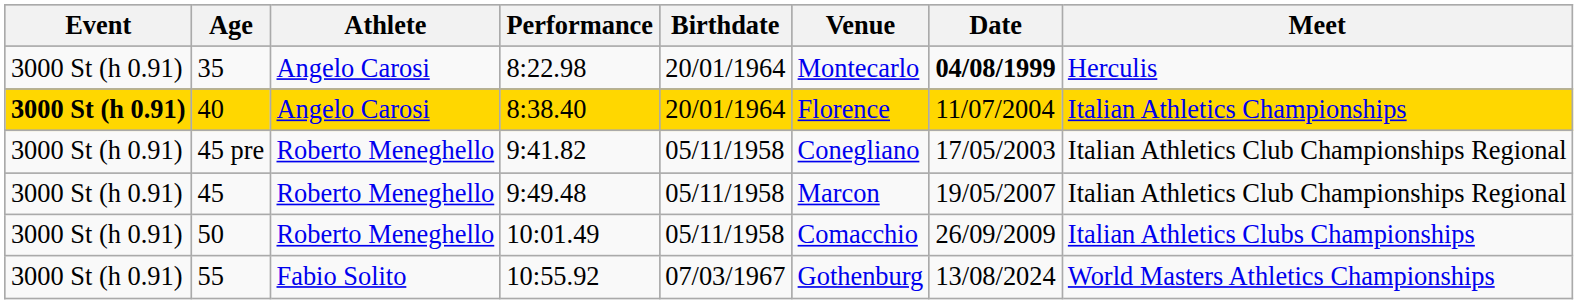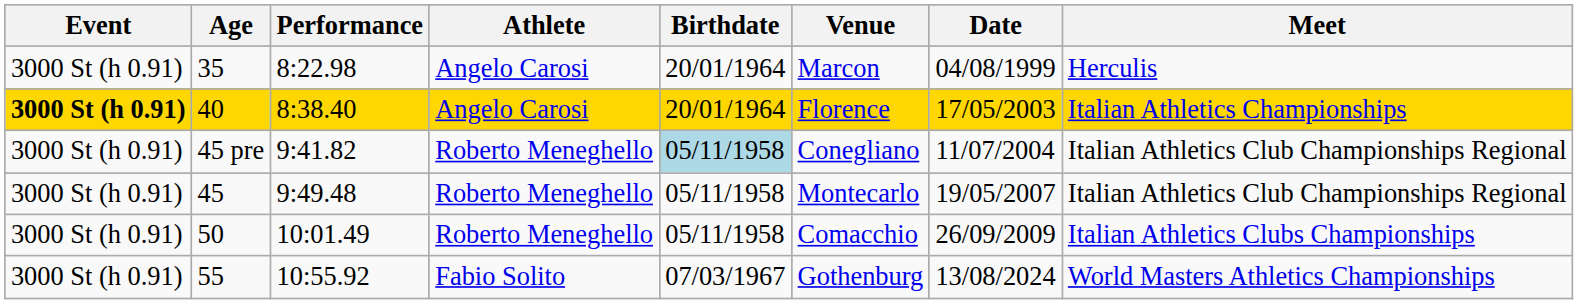columns swapped: (580, 25) <-> (385, 25)
(858, 67) Montecarlo -> (839, 67) Marcon
(996, 67) bold -> (996, 67) normal
(995, 109) 11/07/2004 -> (996, 109) 17/05/2003
(725, 151) no background -> (725, 151) lightblue background
(996, 151) 17/05/2003 -> (995, 151) 11/07/2004
(839, 192) Marcon -> (858, 192) Montecarlo
